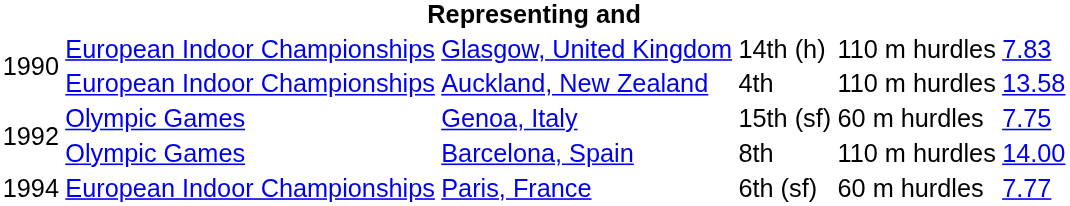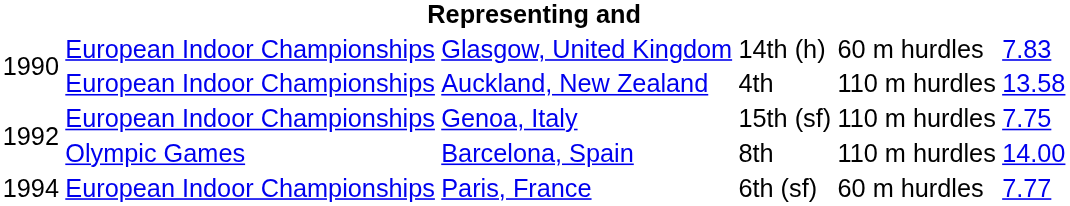(917, 49) 110 m hurdles -> (911, 49) 60 m hurdles
(155, 118) Olympic Games -> (250, 118) European Indoor Championships
(911, 118) 60 m hurdles -> (917, 118) 110 m hurdles
